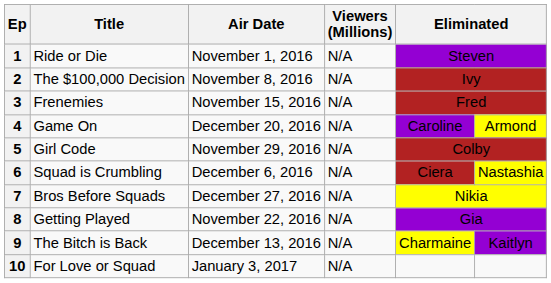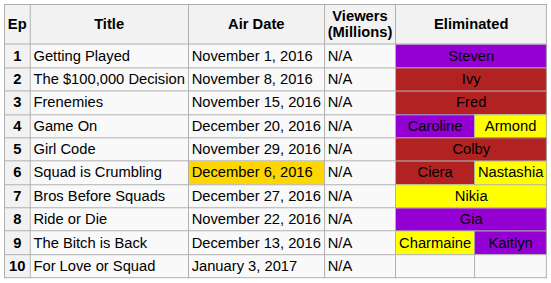(70, 56) Ride or Die -> (82, 56) Getting Played
(252, 172) no background -> (252, 172) gold background
(82, 219) Getting Played -> (70, 219) Ride or Die
